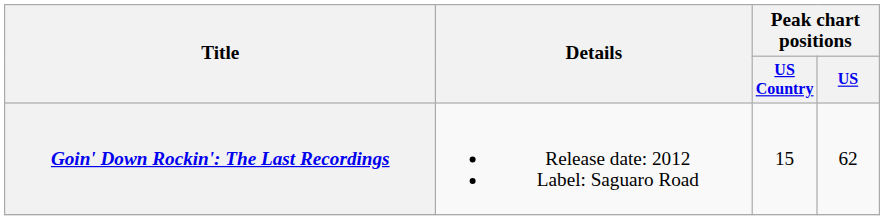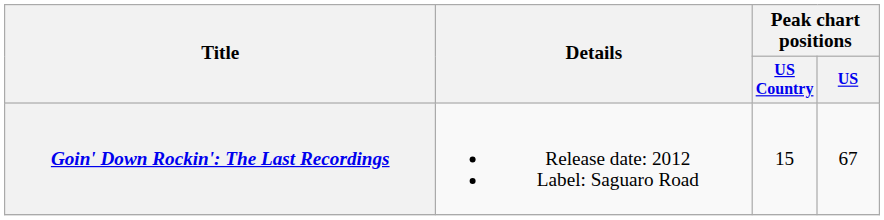(848, 158) 62 -> (848, 158) 67
